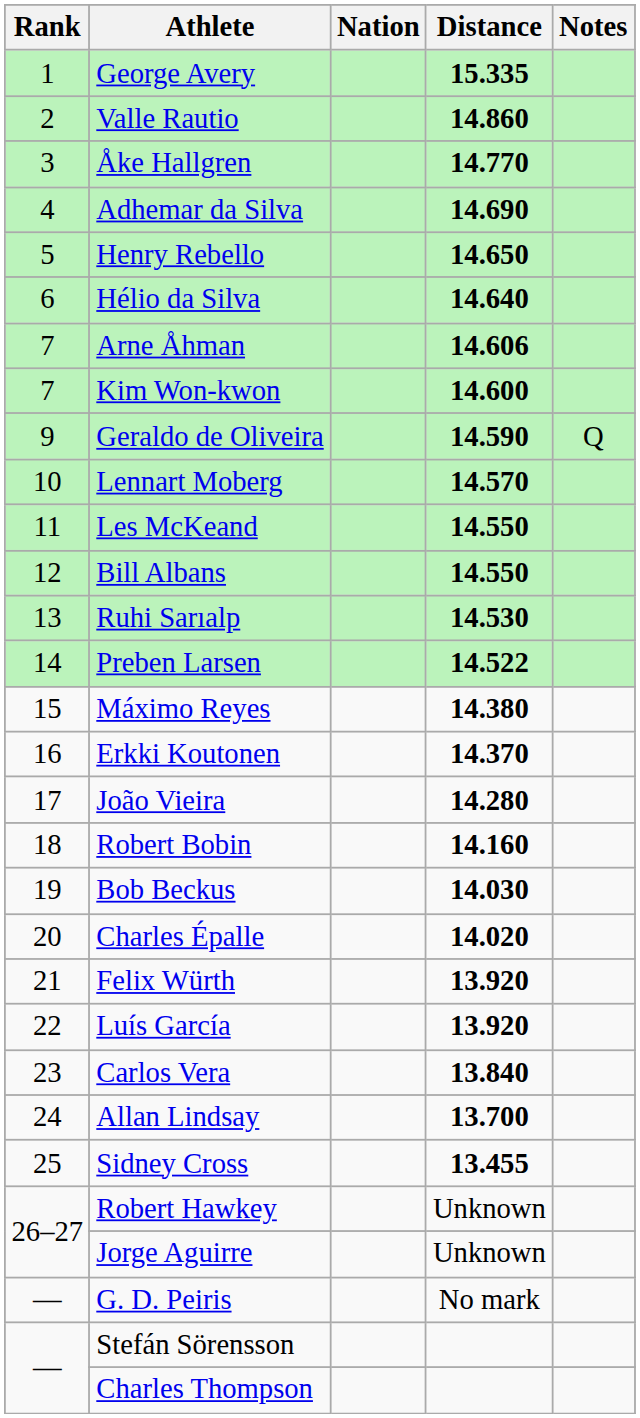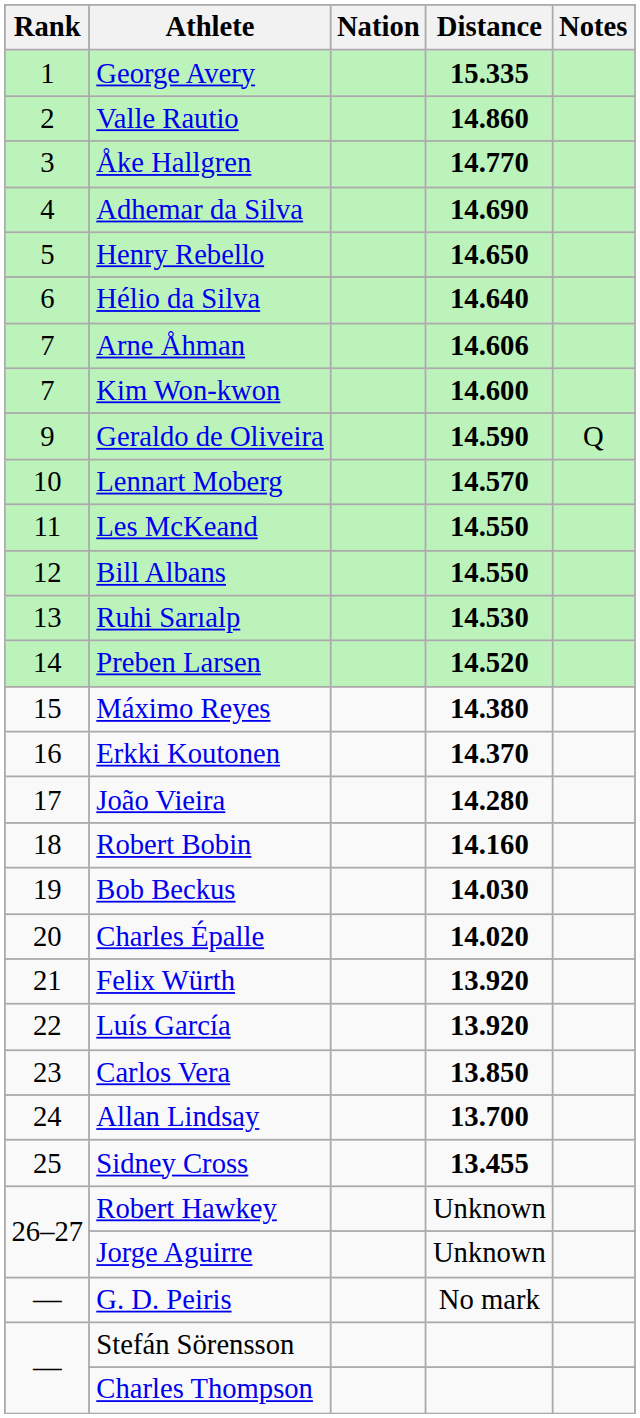(489, 663) 14.522 -> (489, 663) 14.520
(489, 1071) 13.840 -> (489, 1071) 13.850
